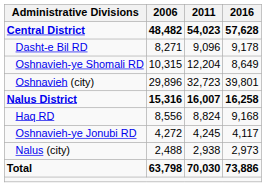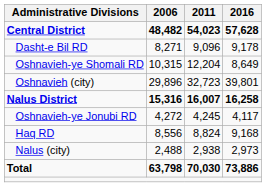rows swapped: (35, 116) <-> (76, 133)
